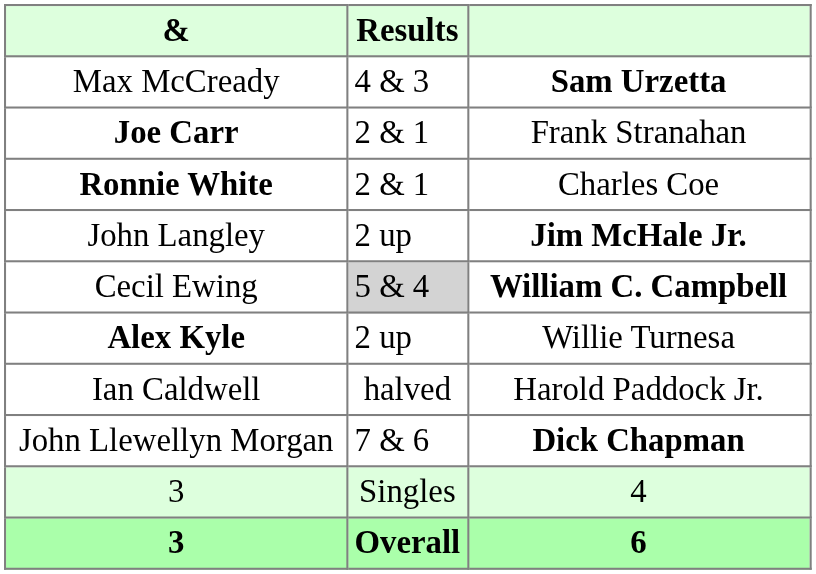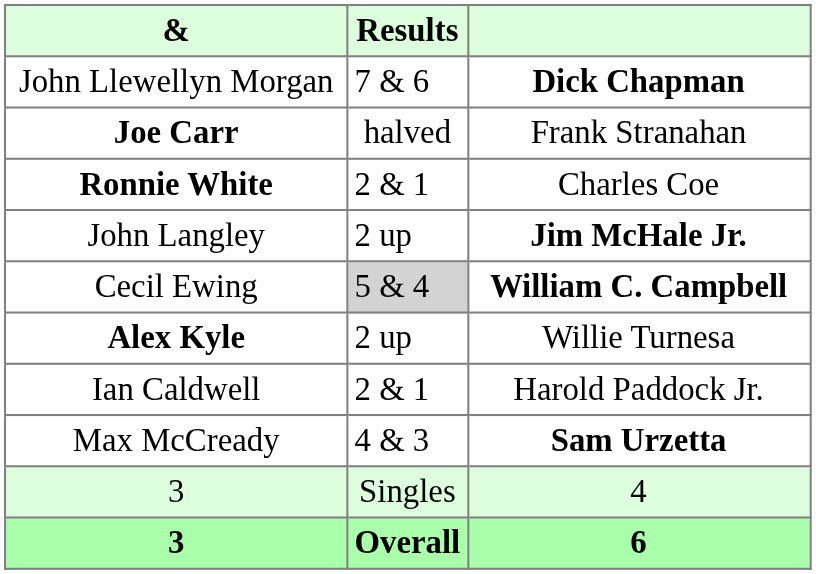rows swapped: (176, 81) <-> (176, 440)
(392, 132) 2 & 1 -> (407, 132) halved
(407, 388) halved -> (392, 388) 2 & 1
